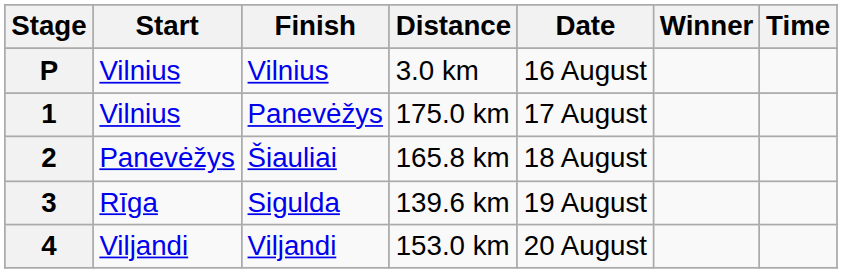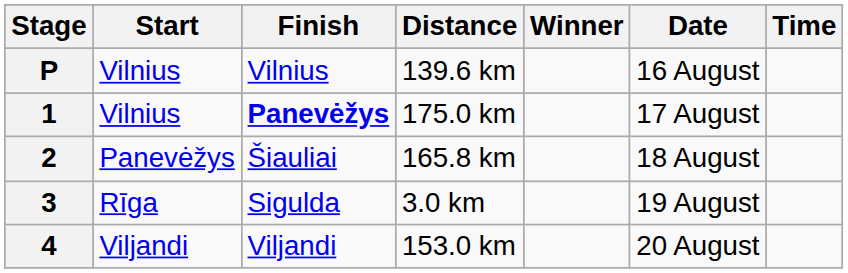columns swapped: (585, 26) <-> (707, 26)
(437, 70) 3.0 km -> (459, 70) 139.6 km
(315, 114) normal -> (318, 114) bold
(453, 202) 139.6 km -> (443, 202) 3.0 km
